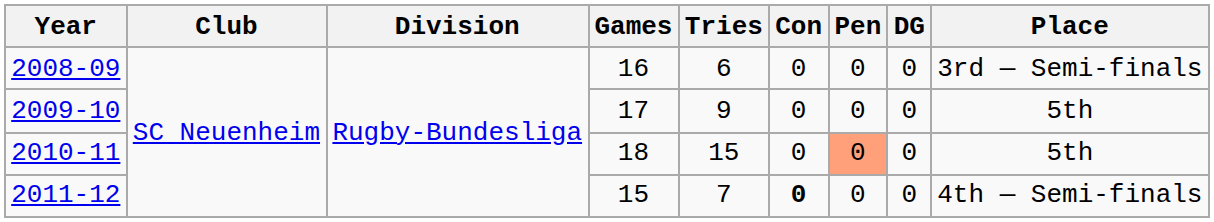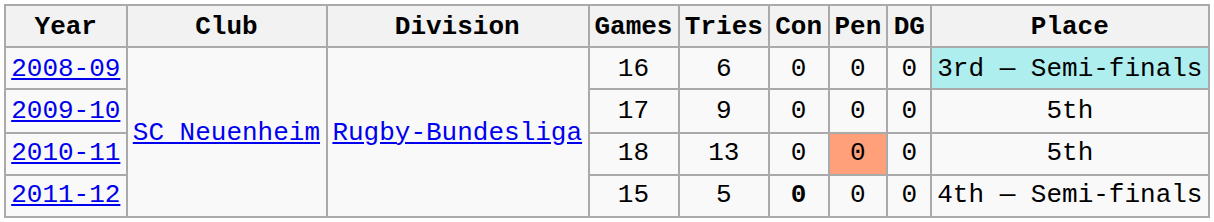(1070, 69) no background -> (1070, 69) paleturquoise background
(724, 153) 15 -> (724, 153) 13
(724, 196) 7 -> (724, 196) 5
